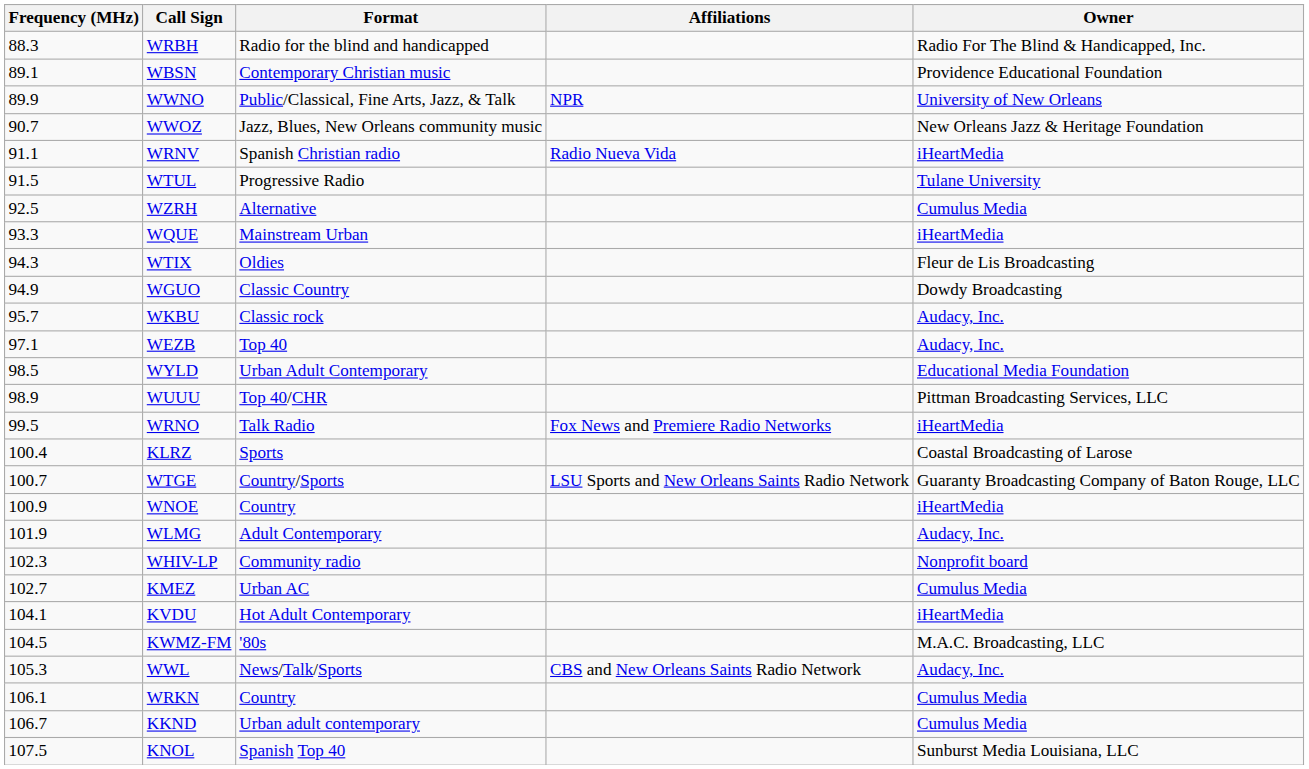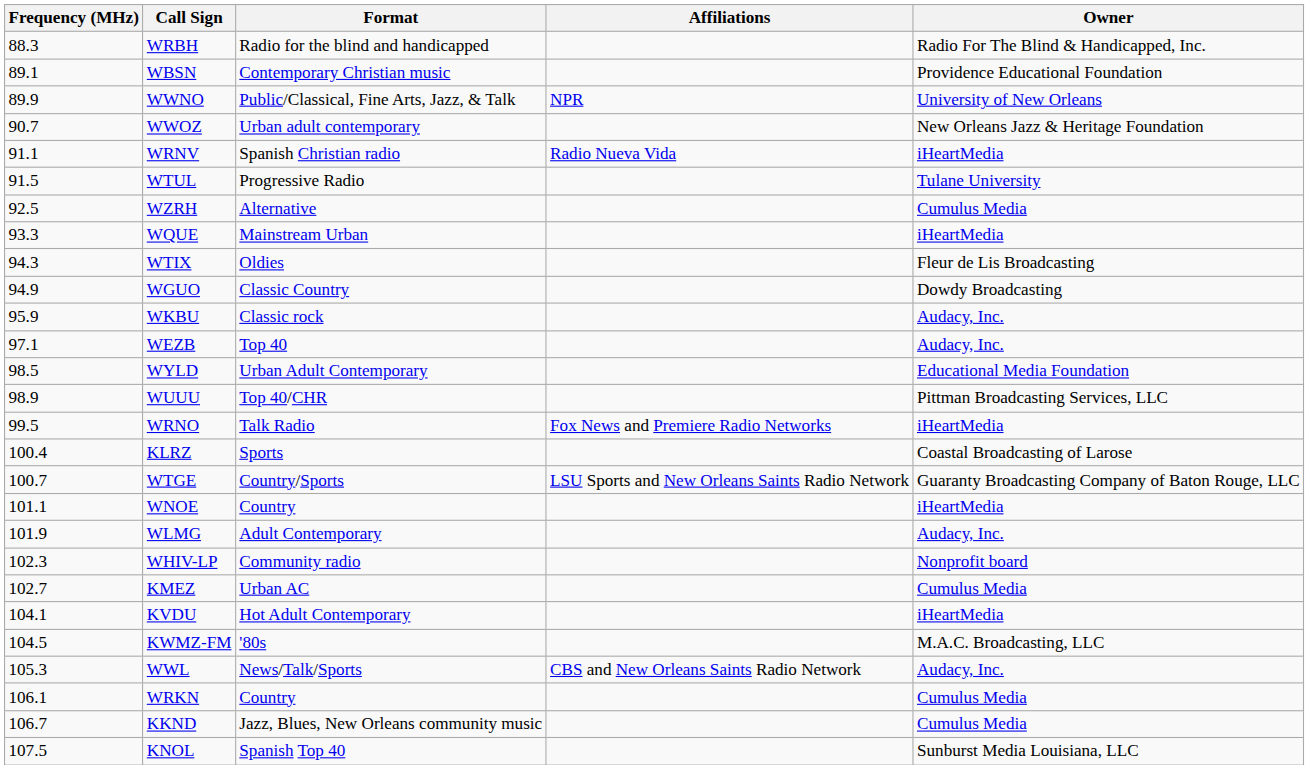(391, 126) Jazz, Blues, New Orleans community music -> (330, 126) Urban adult contemporary
(23, 316) 95.7 -> (23, 316) 95.9
(28, 506) 100.9 -> (28, 506) 101.1
(330, 724) Urban adult contemporary -> (391, 724) Jazz, Blues, New Orleans community music
